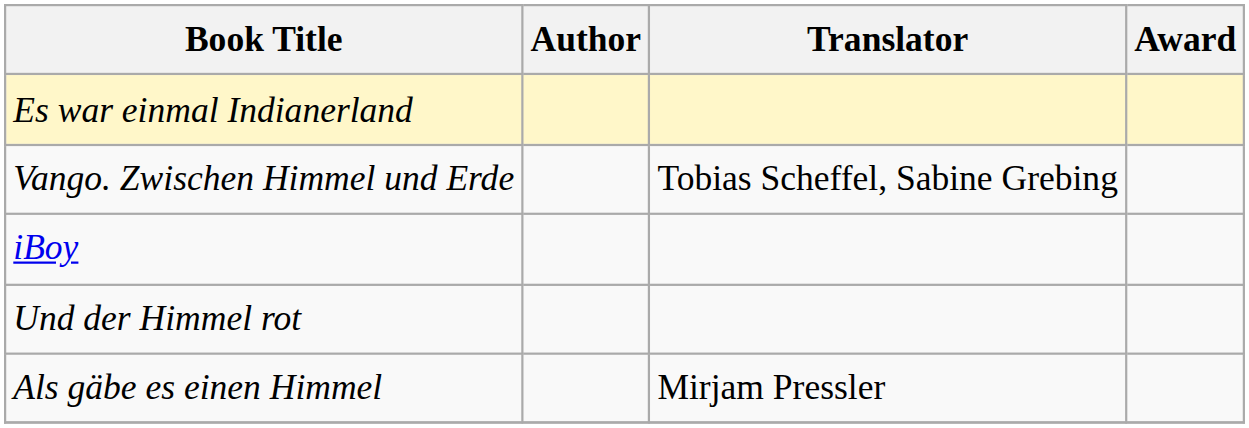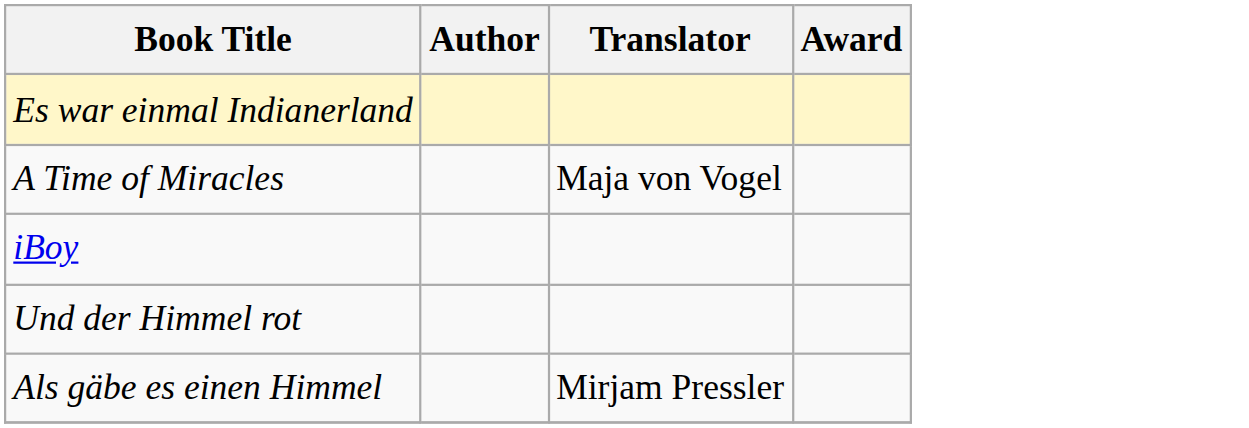+ row: (149, 178)
- row: (264, 178)
